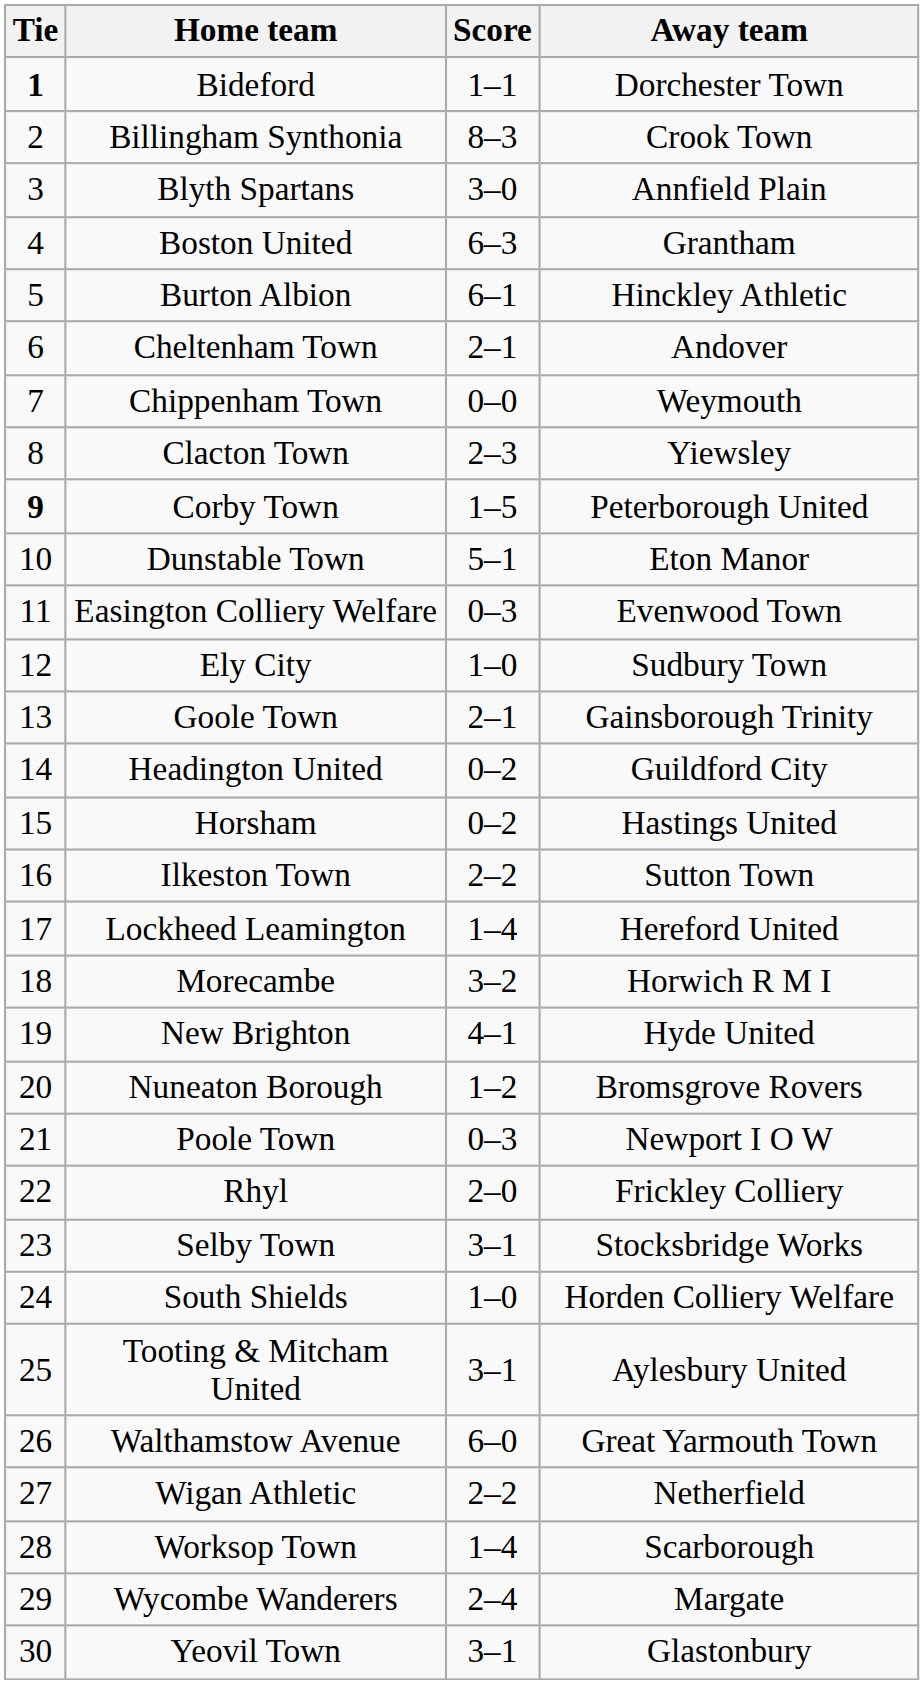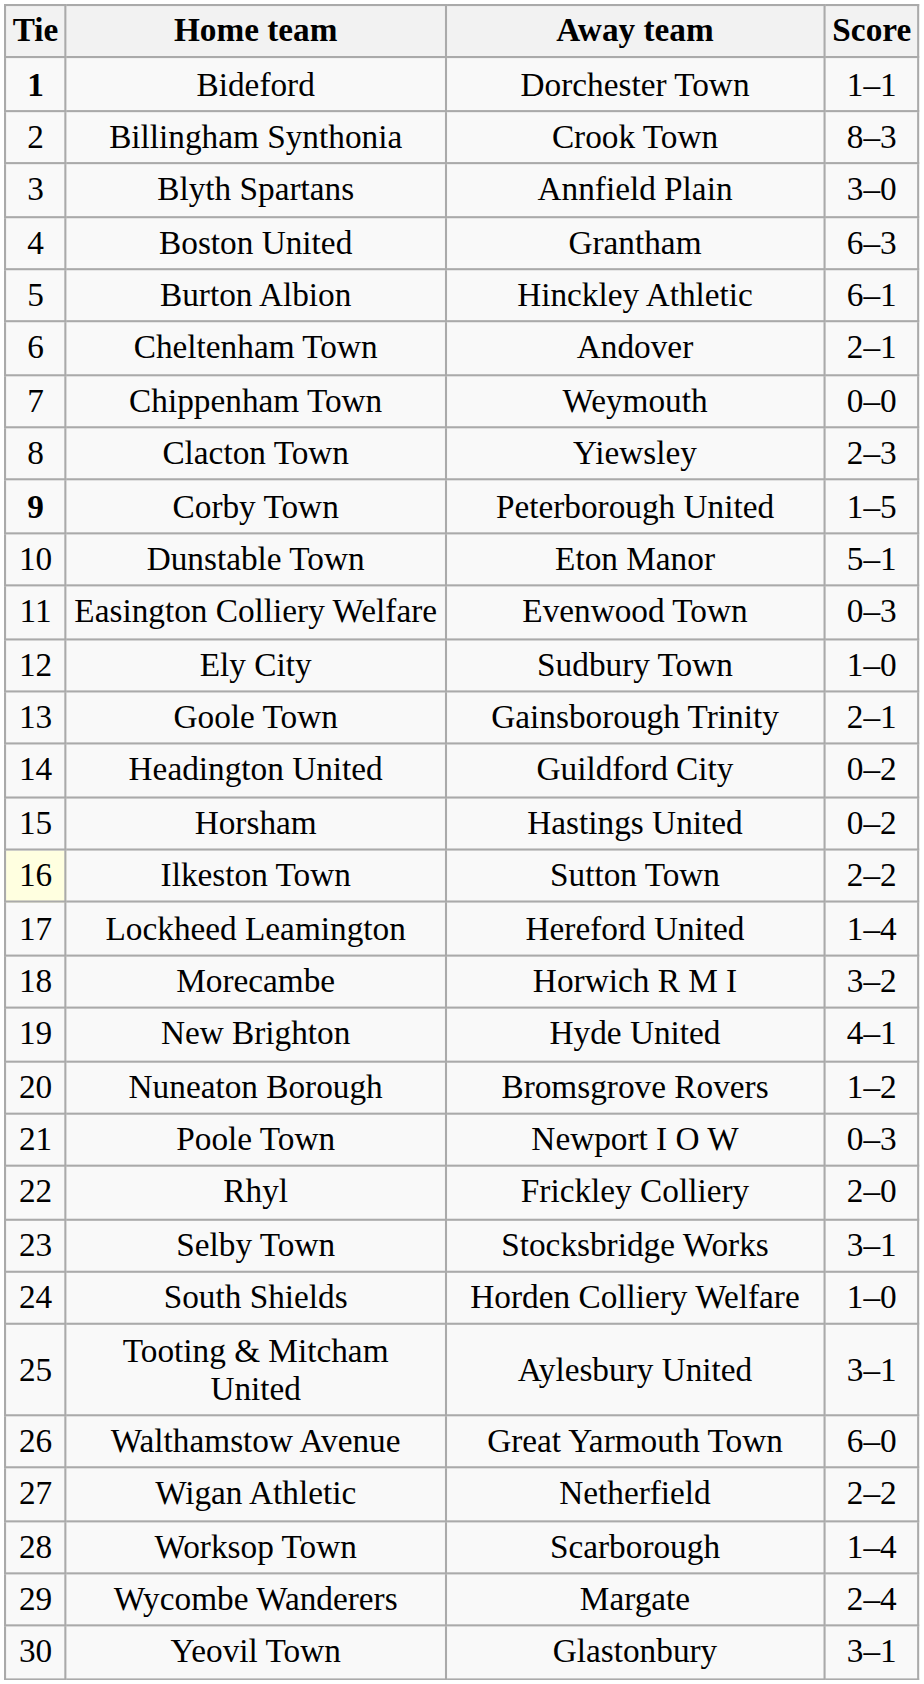columns swapped: (492, 30) <-> (729, 30)
(36, 875) no background -> (36, 875) lightyellow background
